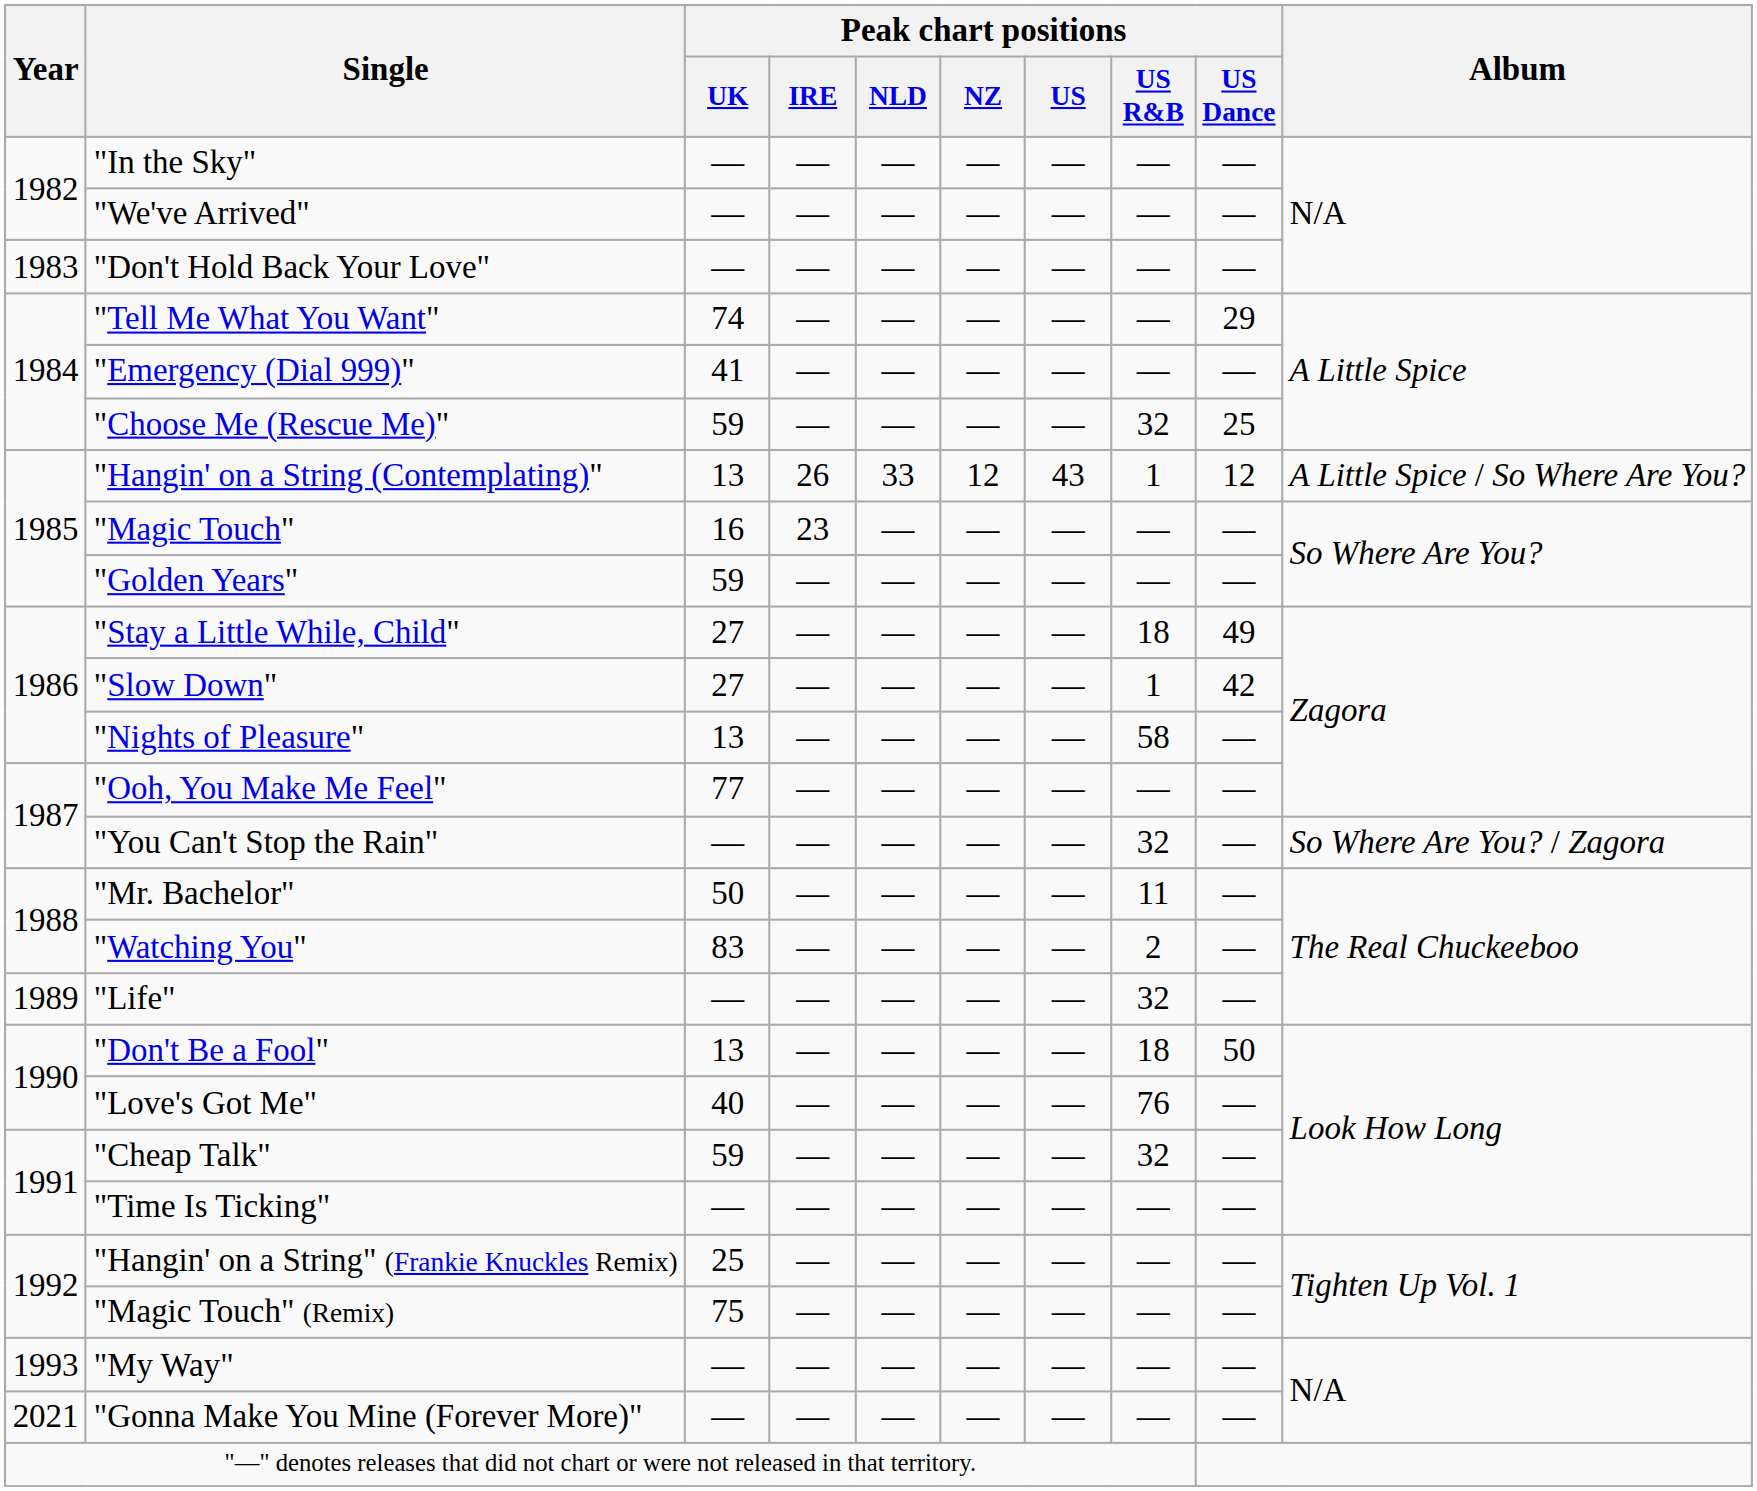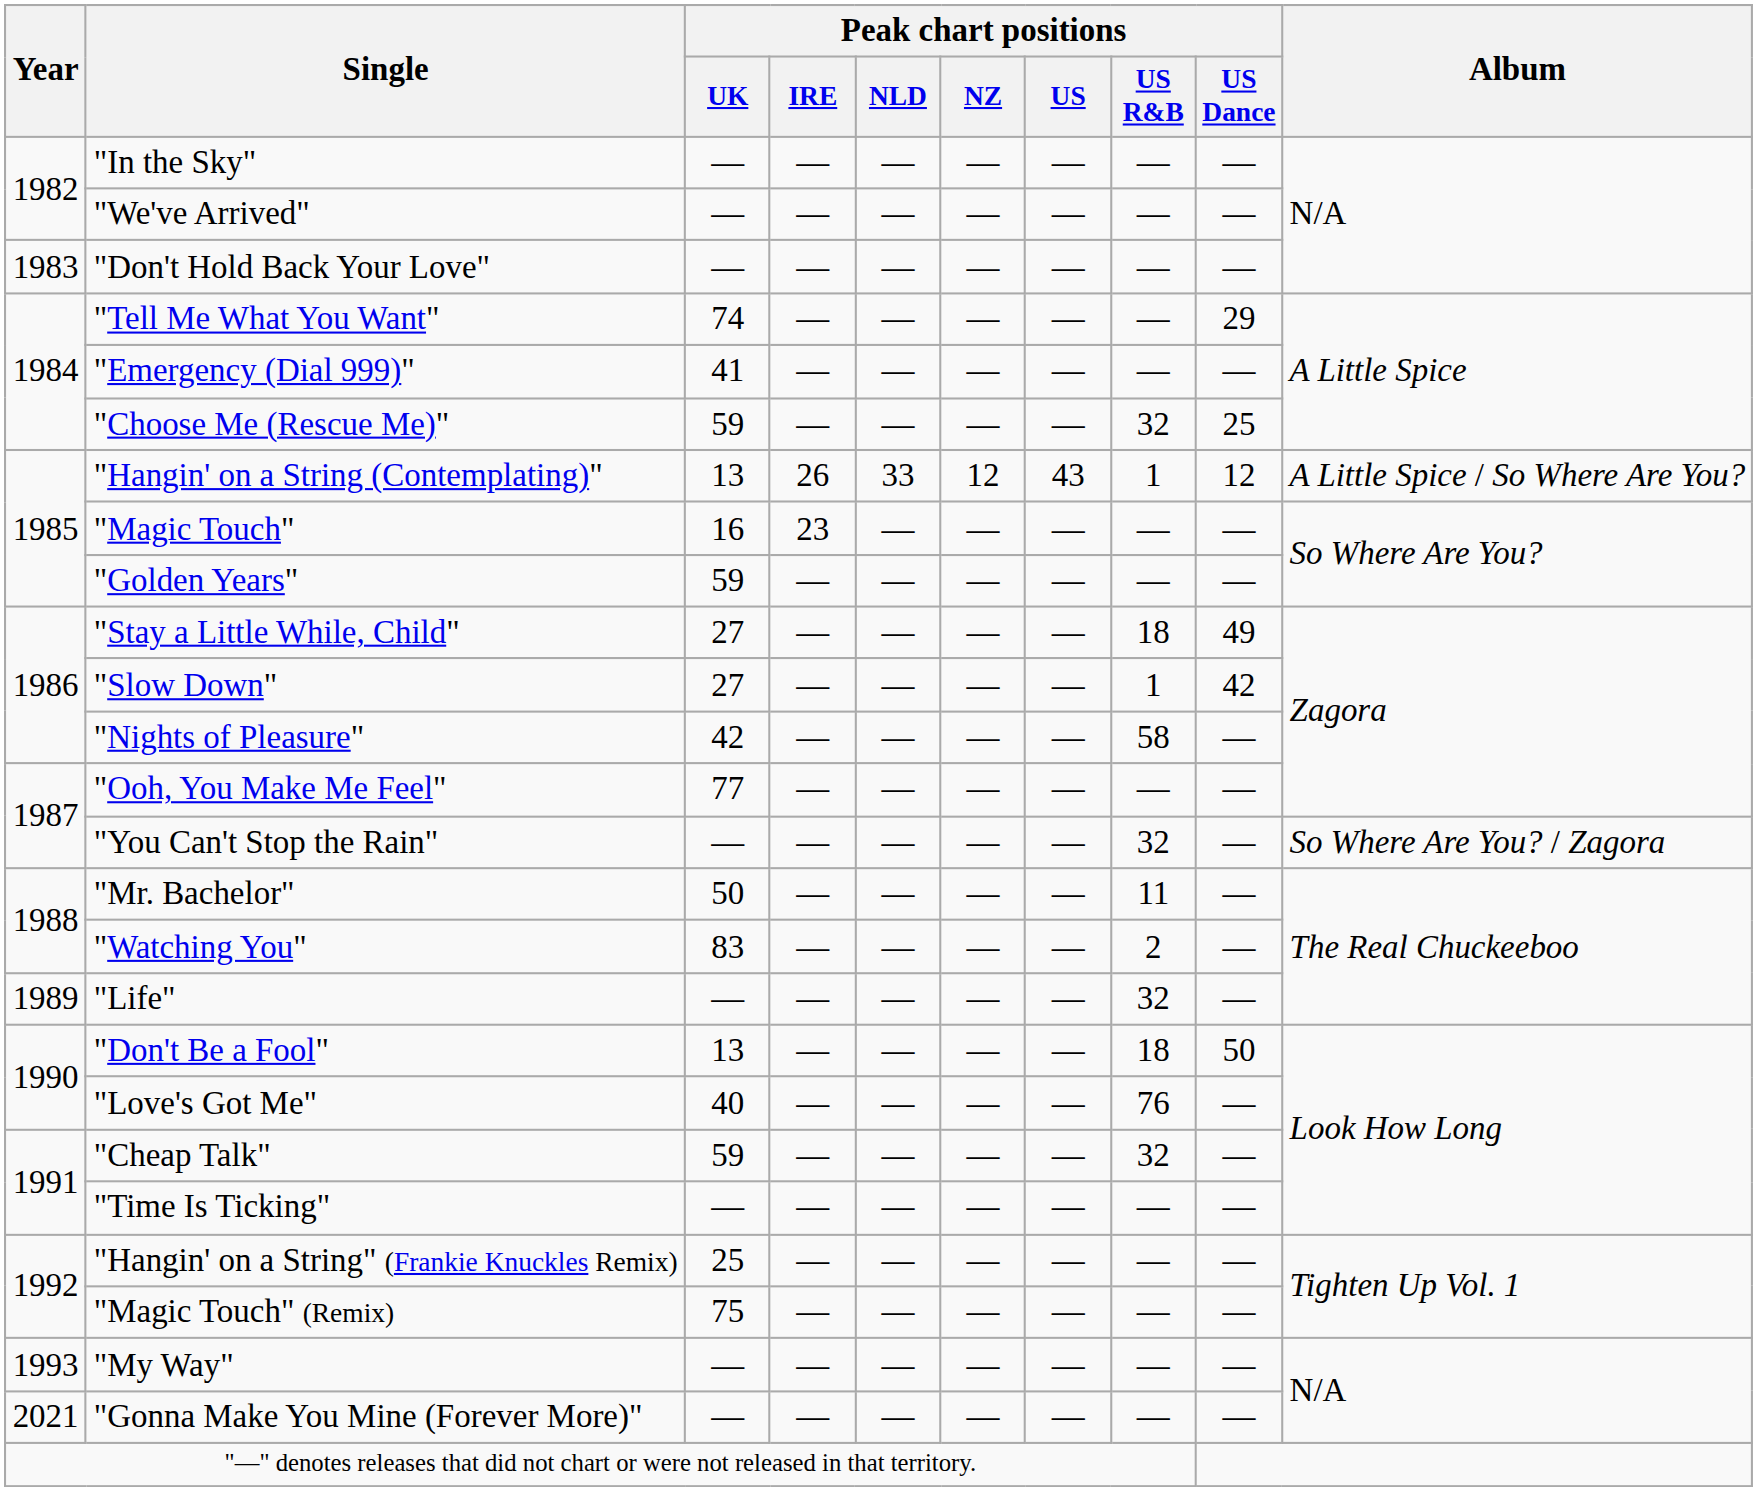(728, 736) 13 -> (728, 736) 42
